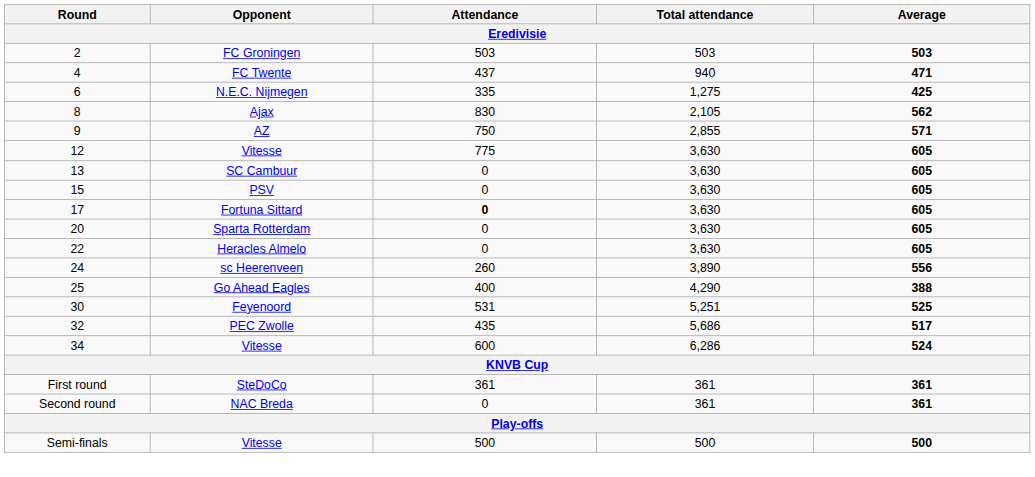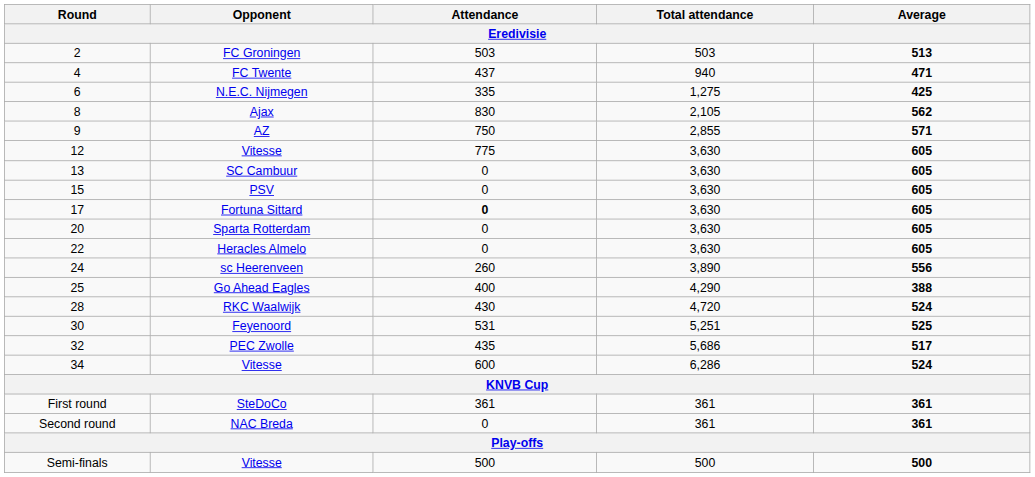(922, 53) 503 -> (922, 53) 513
+ row: (77, 307)
